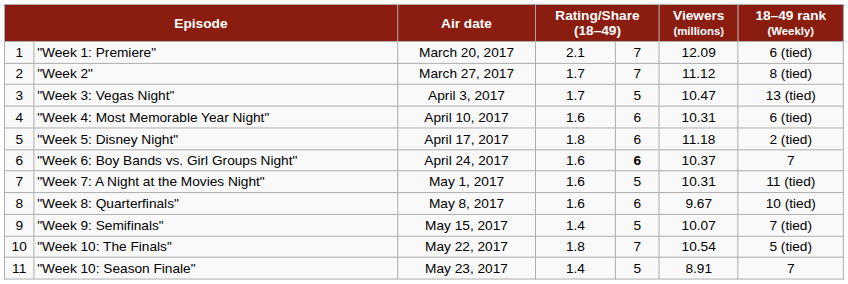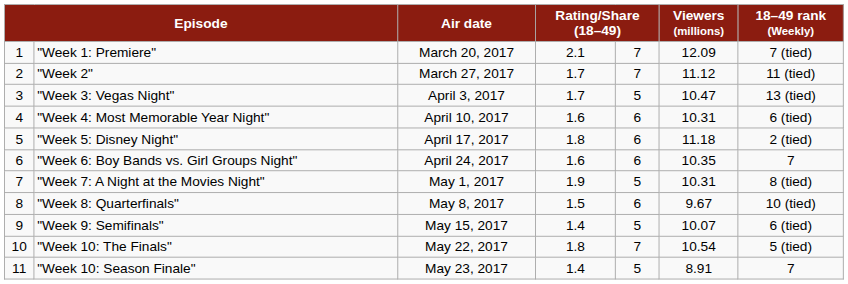(791, 52) 6 (tied) -> (791, 52) 7 (tied)
(791, 74) 8 (tied) -> (791, 74) 11 (tied)
(637, 161) bold -> (637, 161) normal
(699, 161) 10.37 -> (699, 161) 10.35
(575, 182) 1.6 -> (575, 182) 1.9
(791, 182) 11 (tied) -> (791, 182) 8 (tied)
(575, 204) 1.6 -> (575, 204) 1.5
(791, 225) 7 (tied) -> (791, 225) 6 (tied)
